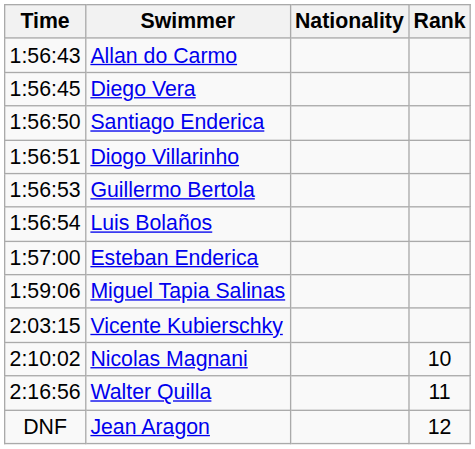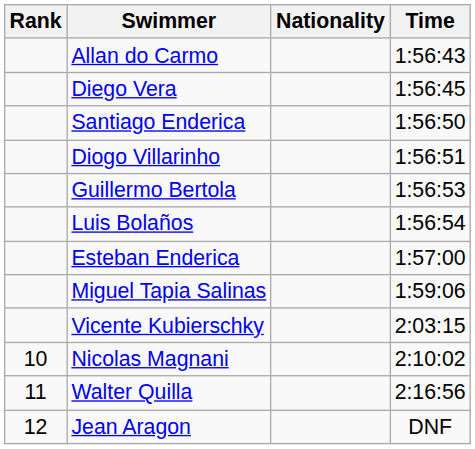columns swapped: (440, 21) <-> (45, 21)
